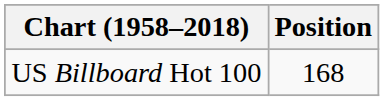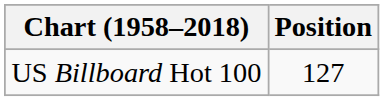(323, 71) 168 -> (323, 71) 127
